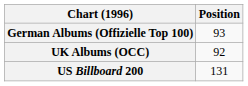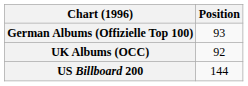(219, 71) 131 -> (219, 71) 144
